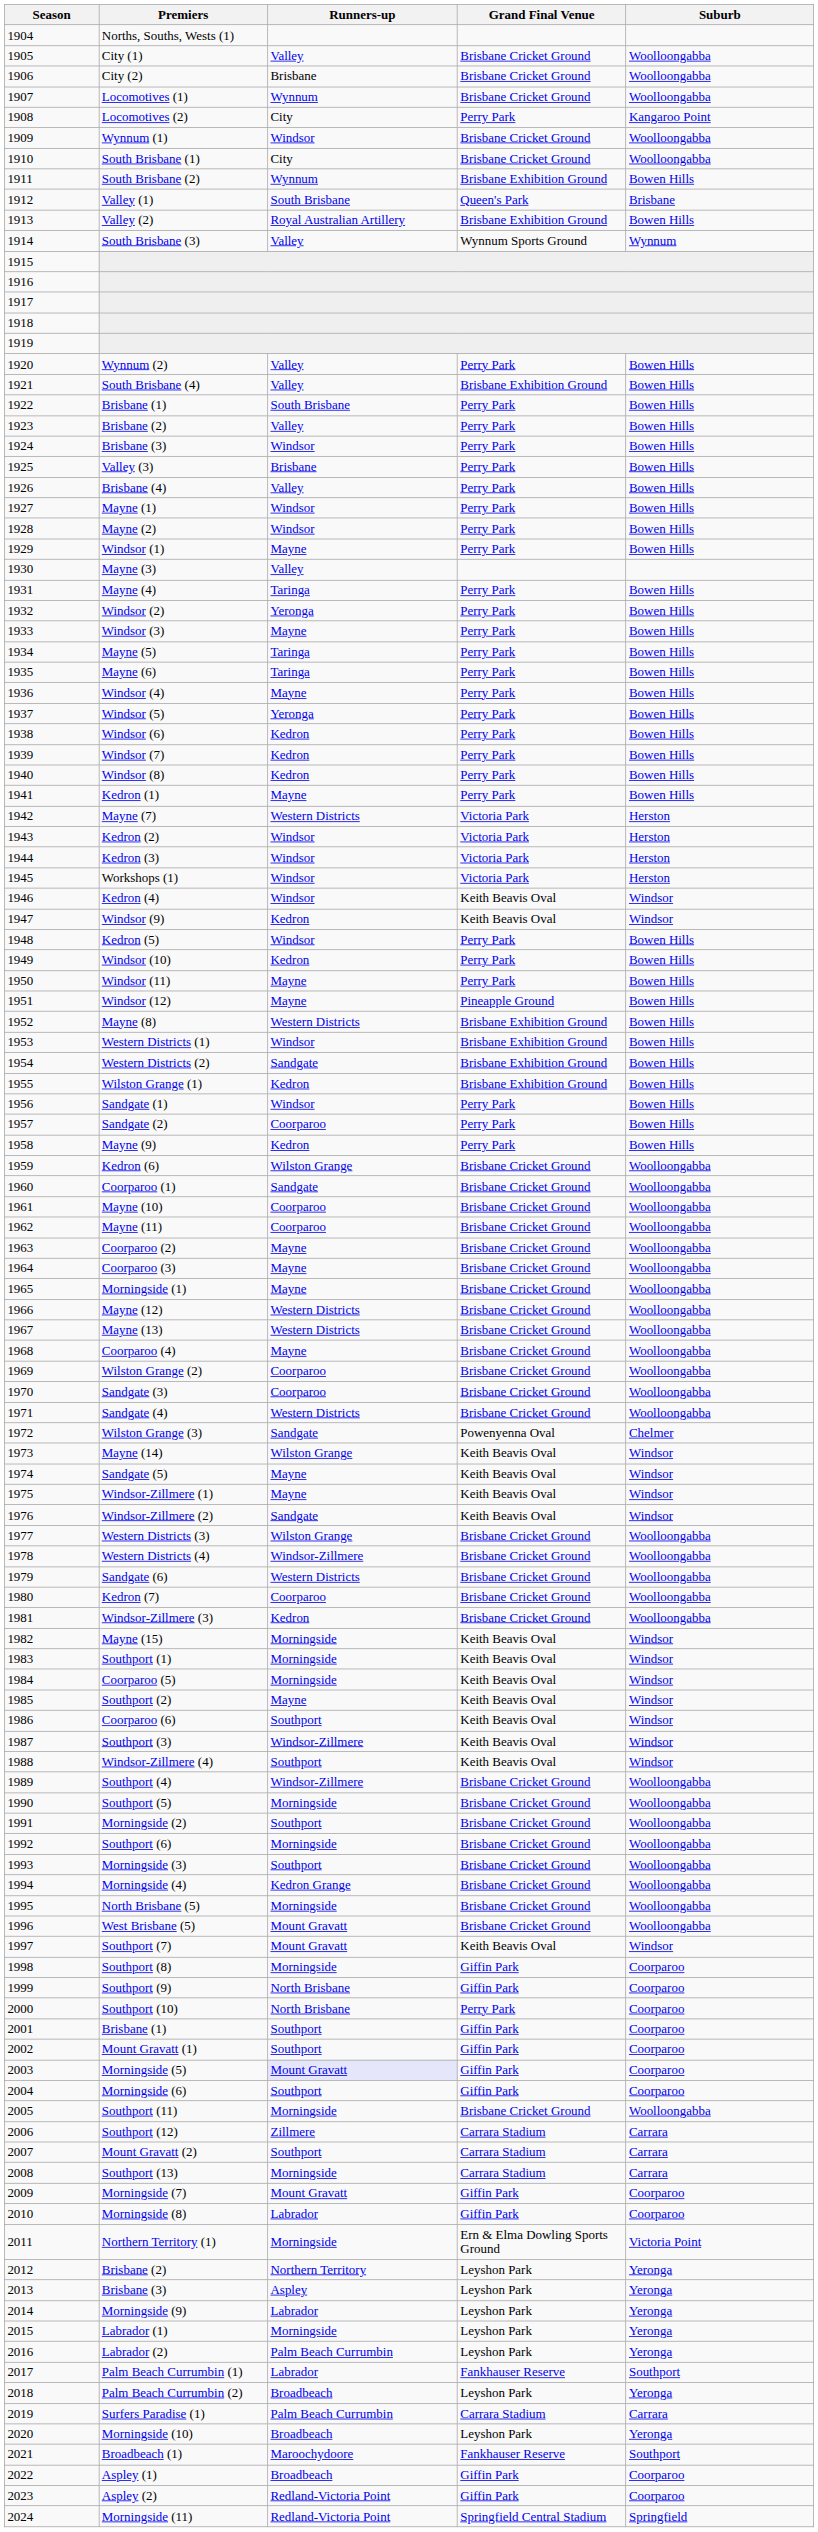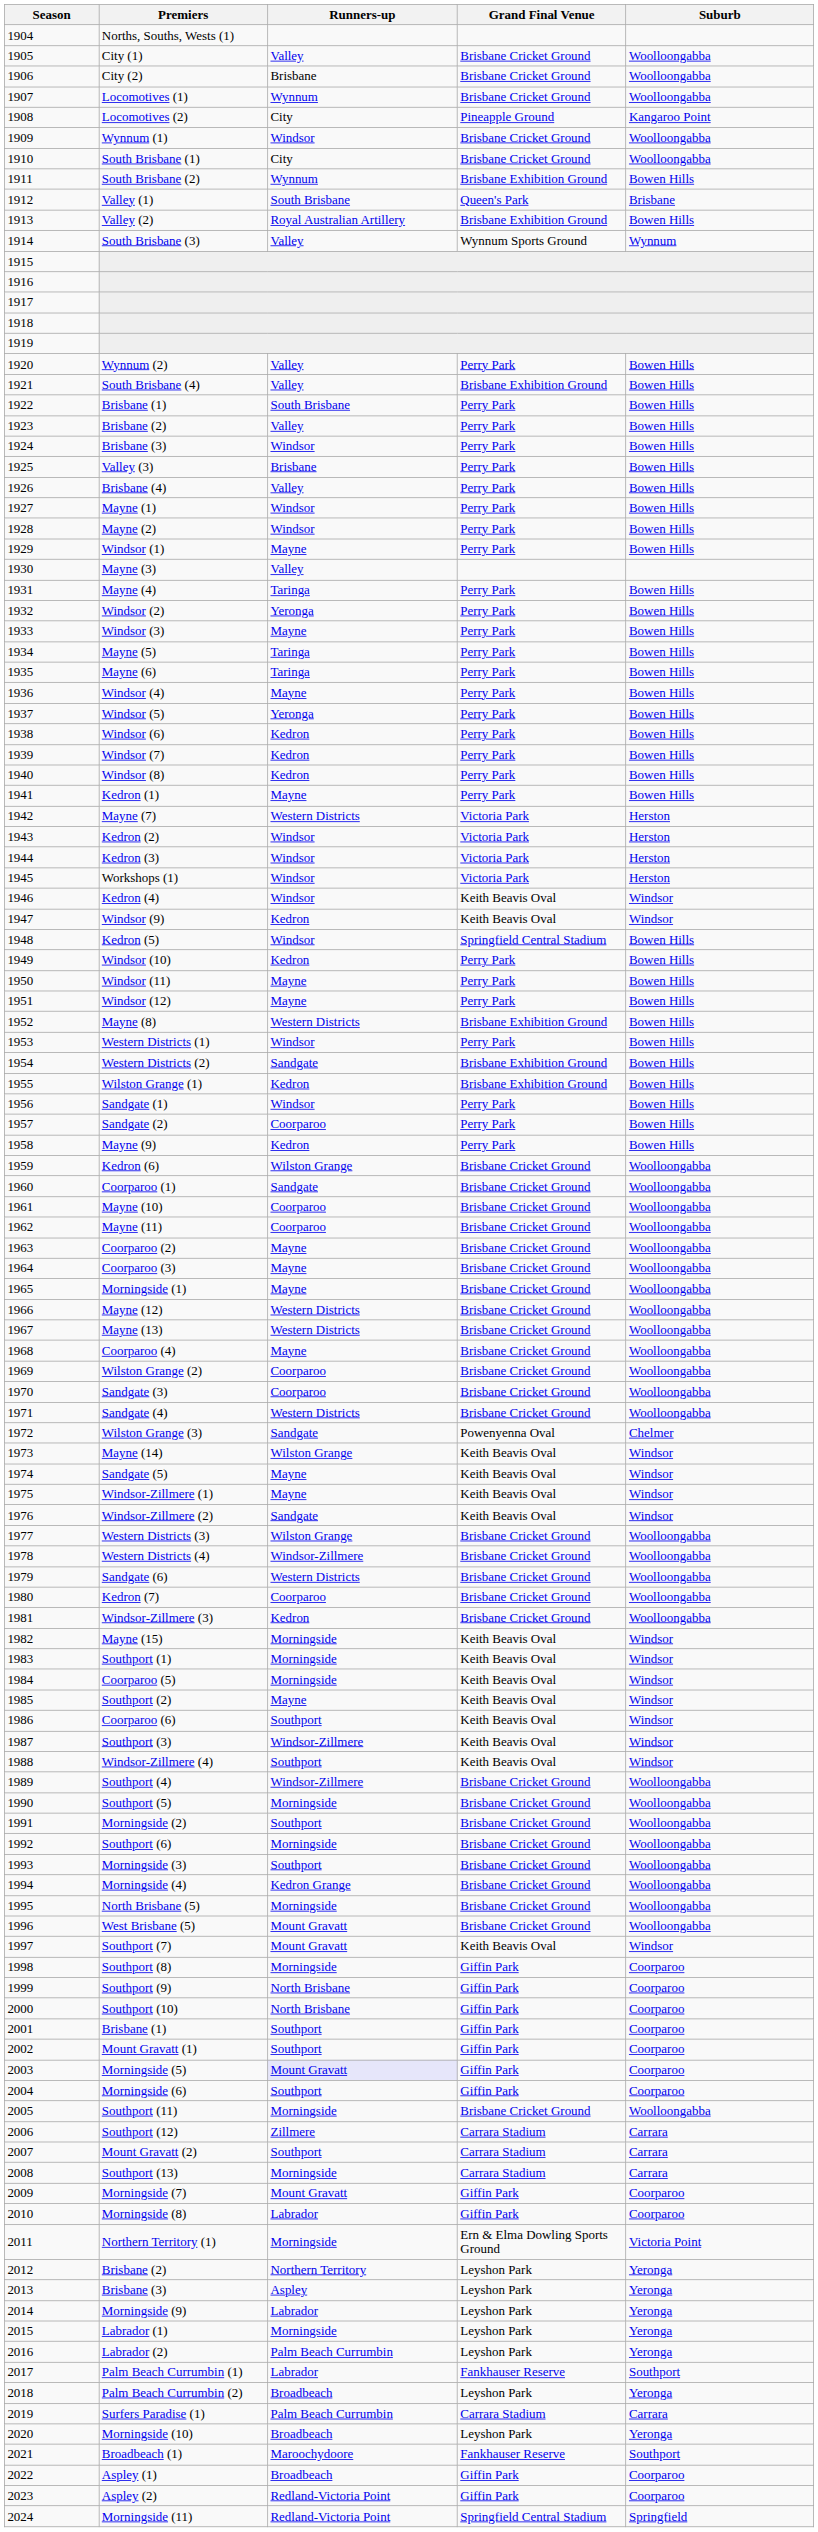(488, 117) Perry Park -> (507, 117) Pineapple Ground
(488, 939) Perry Park -> (533, 939) Springfield Central Stadium
(507, 1001) Pineapple Ground -> (488, 1001) Perry Park
(534, 1042) Brisbane Exhibition Ground -> (488, 1042) Perry Park
(488, 2008) Perry Park -> (489, 2008) Giffin Park
